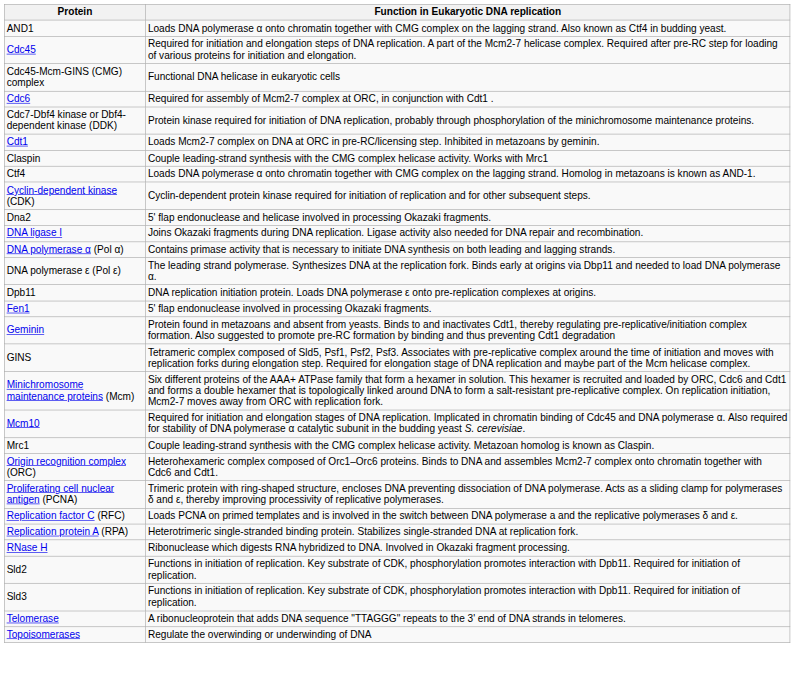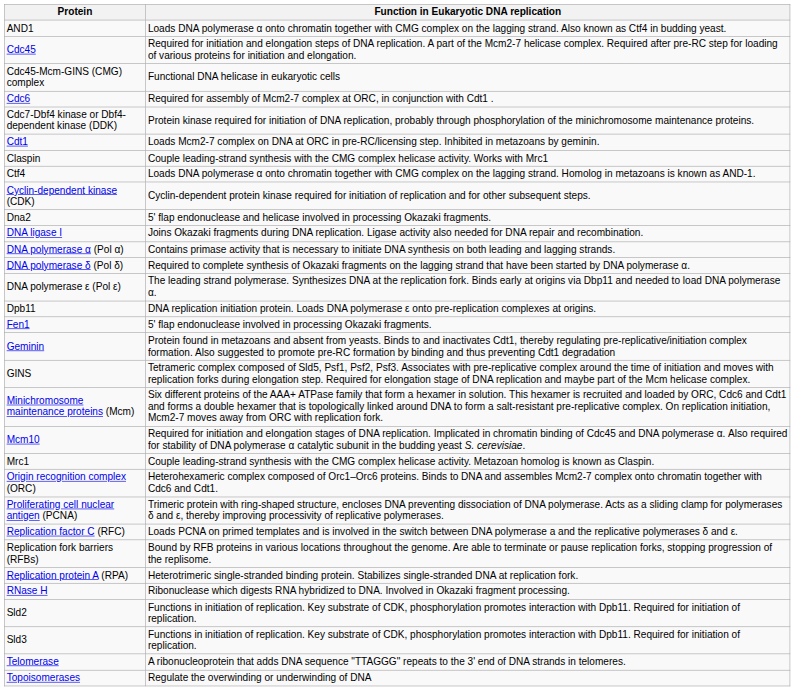+ row: (65, 265)
+ row: (60, 553)
